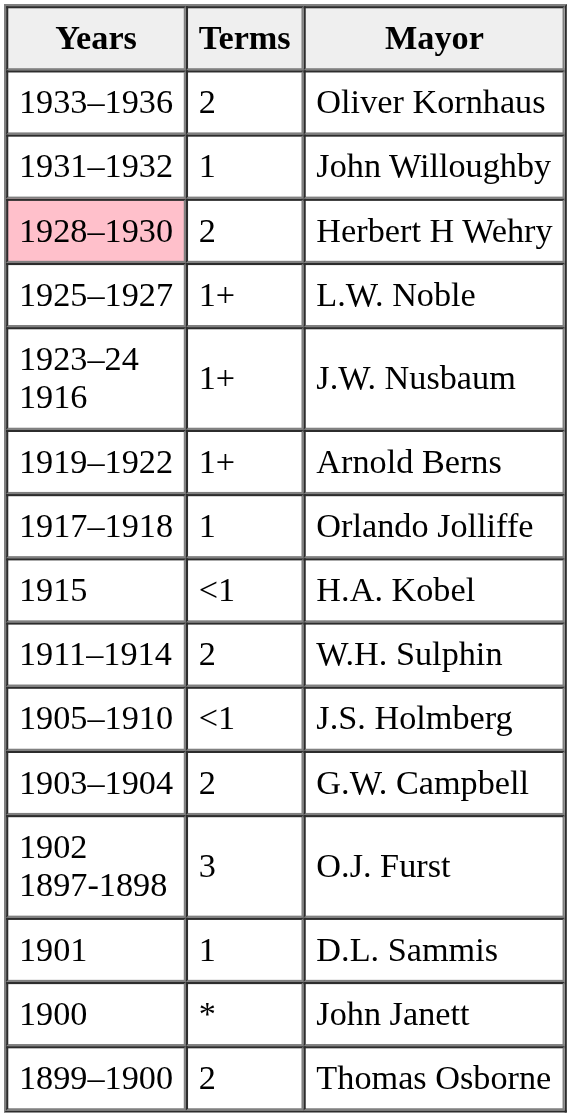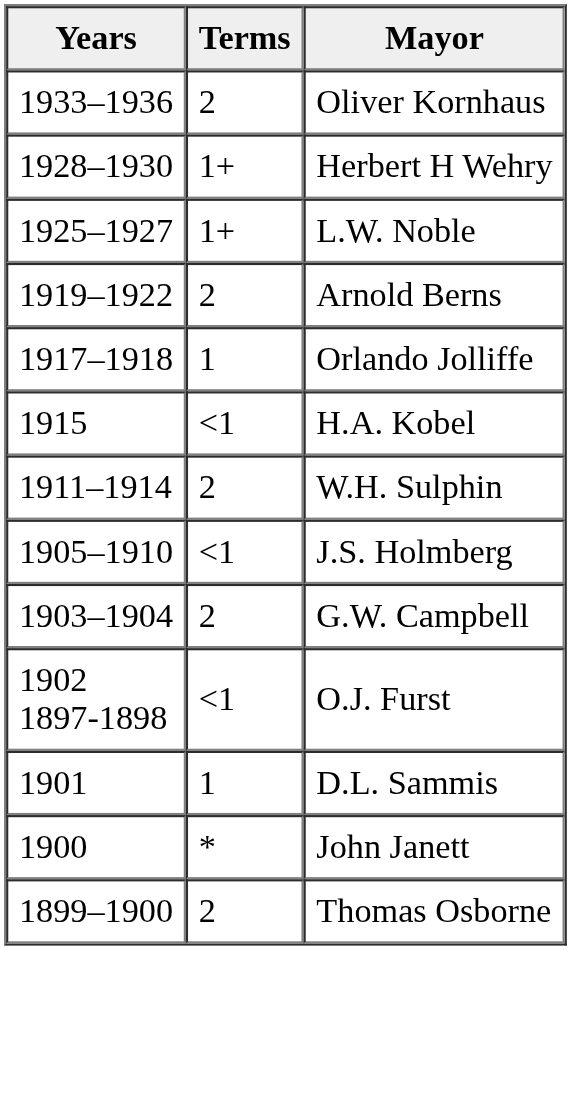- row: (434, 166)
(96, 230) pink background -> (96, 166) no background
(207, 230) 2 -> (217, 166) 1+
- row: (416, 377)
(217, 461) 1+ -> (207, 294) 2
(207, 865) 3 -> (217, 698) <1
